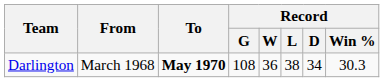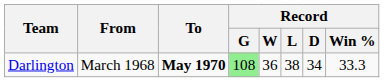(244, 64) no background -> (244, 64) lightgreen background
(352, 64) 30.3 -> (352, 64) 33.3
